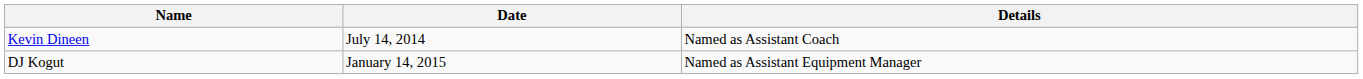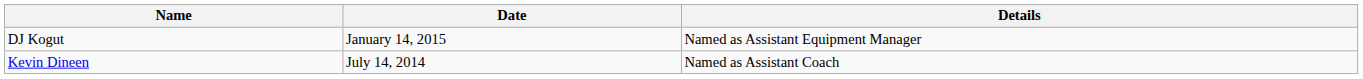rows swapped: (48, 39) <-> (36, 62)
